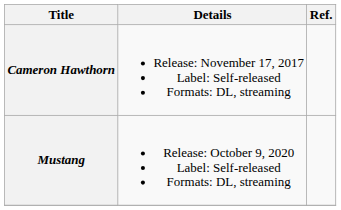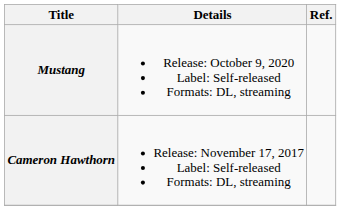rows swapped: (61, 70) <-> (61, 160)
